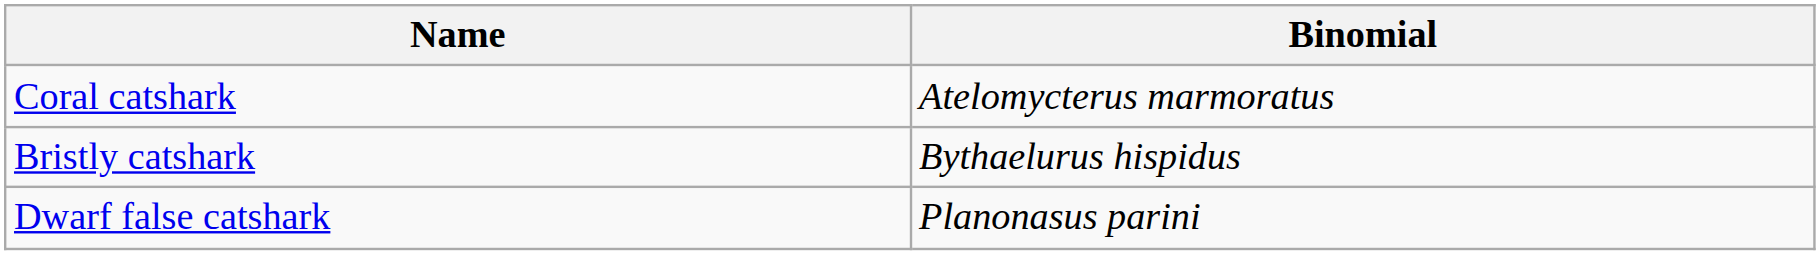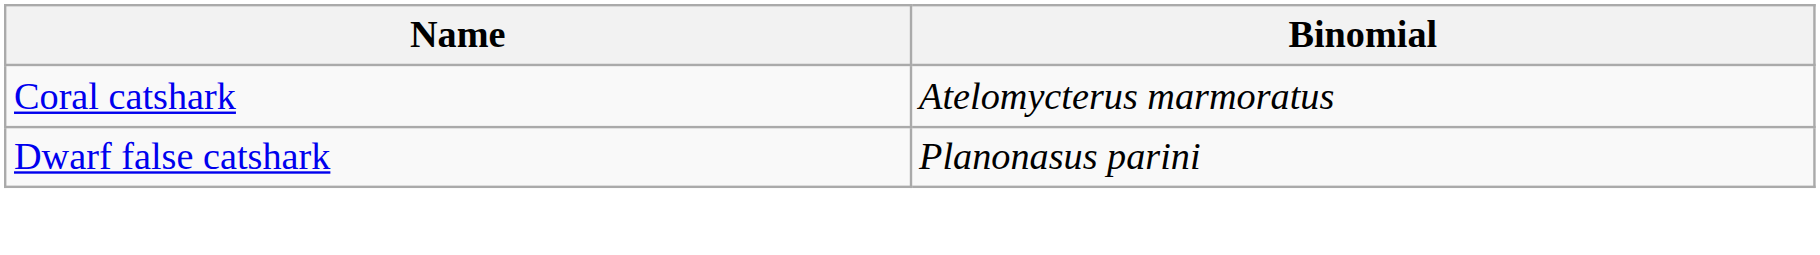- row: (135, 156)
